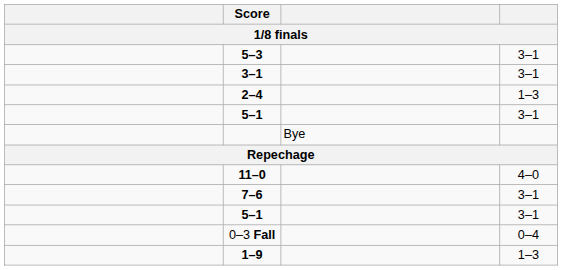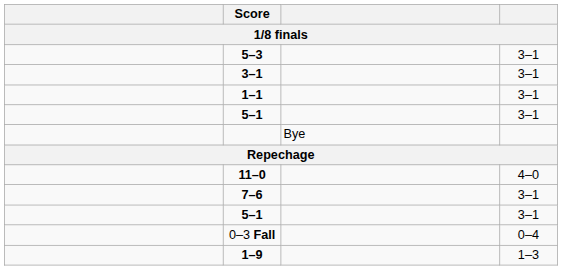+ row: (252, 94)
- row: (252, 94)
